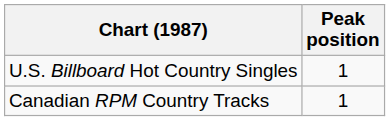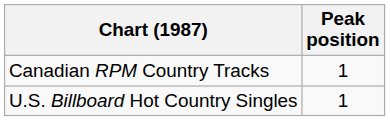rows swapped: (153, 70) <-> (139, 100)
